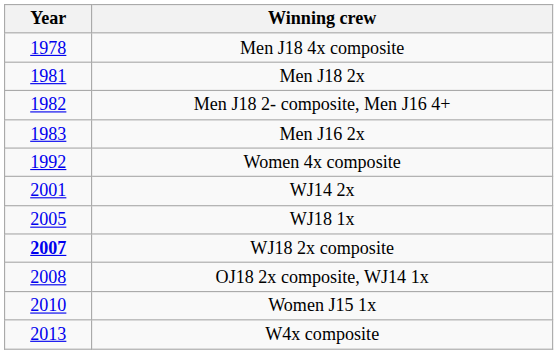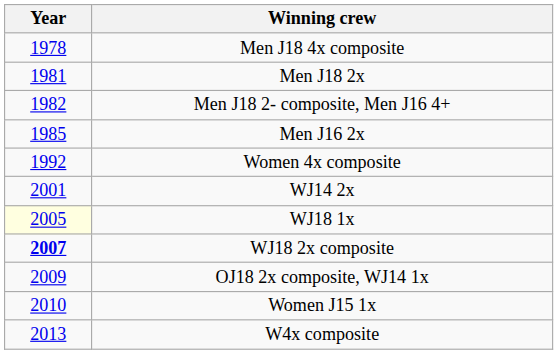(48, 133) 1983 -> (48, 133) 1985
(48, 219) no background -> (48, 219) lightyellow background
(48, 276) 2008 -> (48, 276) 2009
